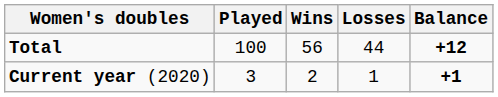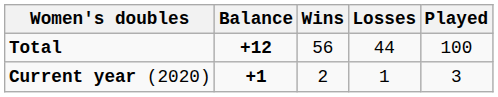columns swapped: (251, 19) <-> (451, 19)
